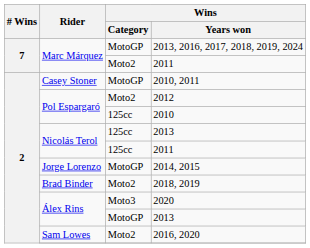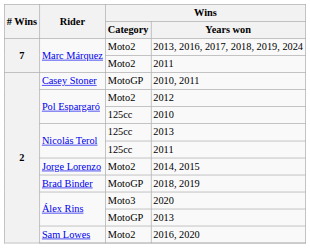(126, 47) MotoGP -> (122, 47) Moto2
(126, 166) MotoGP -> (122, 166) Moto2
(122, 183) Moto2 -> (126, 183) MotoGP
